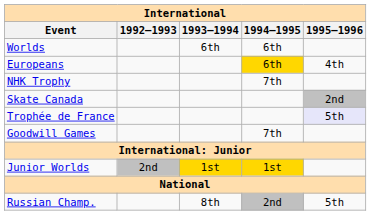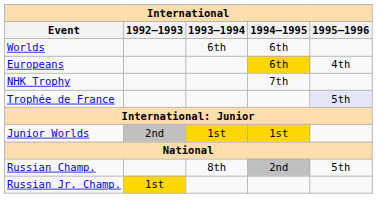- row: (45, 99)
- row: (51, 133)
+ row: (64, 185)
